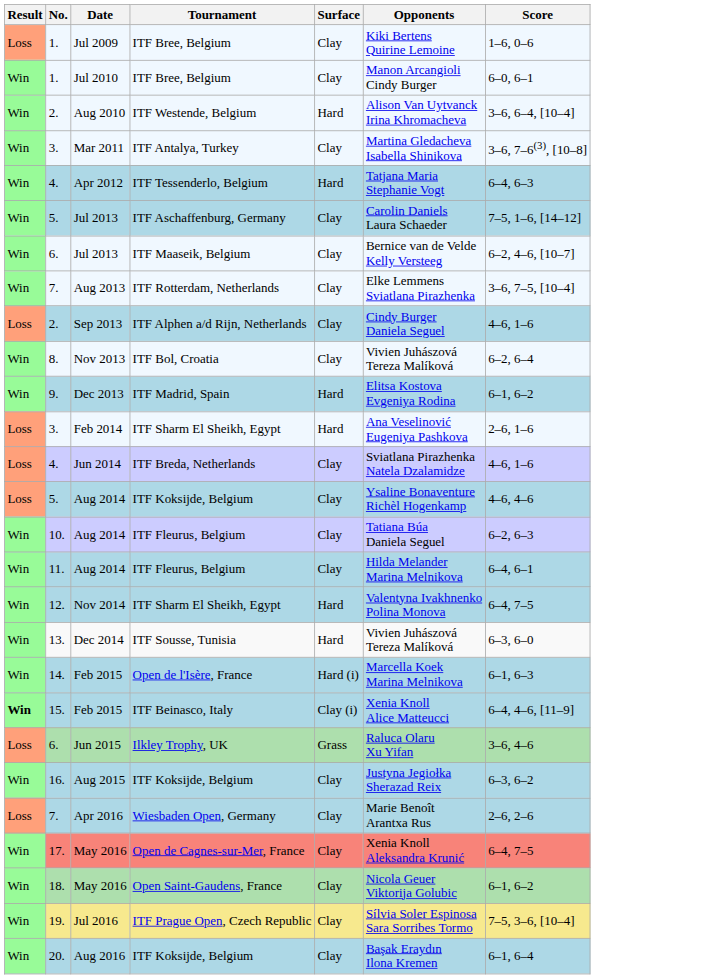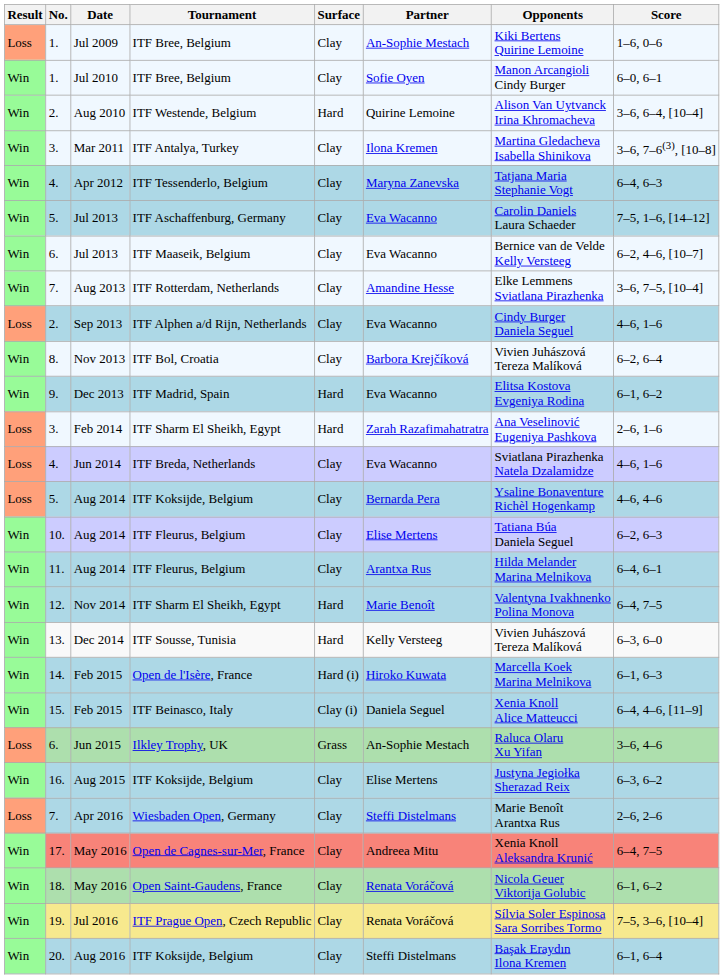+ column: (427, 14)
(330, 183) Hard -> (330, 183) Clay
(19, 710) bold -> (18, 710) normal
